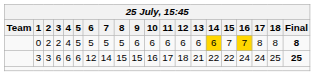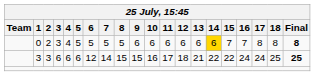(58, 43) 2 -> (58, 43) 3
(244, 43) gold background -> (244, 43) no background
